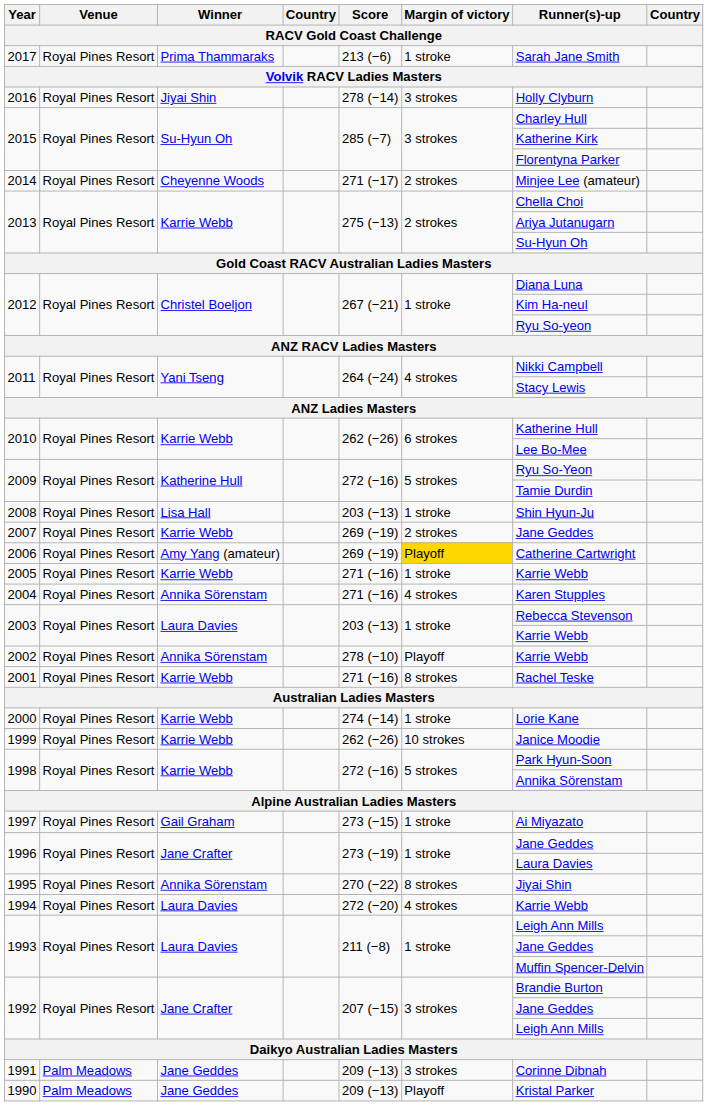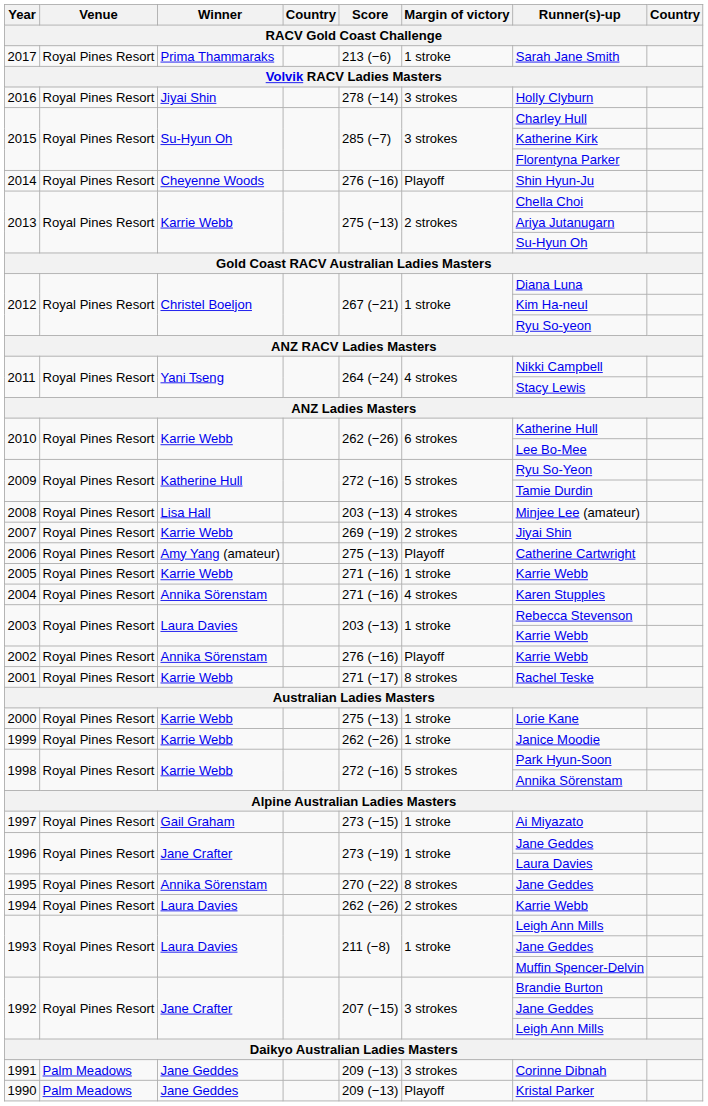(370, 181) 271 (−17) -> (370, 181) 276 (−16)
(431, 181) 2 strokes -> (424, 181) Playoff
(578, 181) Minjee Lee (amateur) -> (555, 181) Shin Hyun-Ju
(428, 512) 1 stroke -> (431, 512) 4 strokes
(555, 512) Shin Hyun-Ju -> (578, 512) Minjee Lee (amateur)
(555, 532) Jane Geddes -> (544, 532) Jiyai Shin
(370, 553) 269 (−19) -> (370, 553) 275 (−13)
(424, 553) gold background -> (424, 553) no background
(370, 656) 278 (−10) -> (370, 656) 276 (−16)
(370, 677) 271 (−16) -> (370, 677) 271 (−17)
(370, 719) 274 (−14) -> (370, 719) 275 (−13)
(434, 739) 10 strokes -> (428, 739) 1 stroke
(544, 884) Jiyai Shin -> (555, 884) Jane Geddes
(370, 905) 272 (−20) -> (370, 905) 262 (−26)
(431, 905) 4 strokes -> (431, 905) 2 strokes
